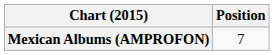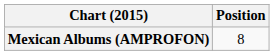(241, 38) 7 -> (241, 38) 8
